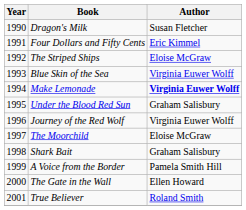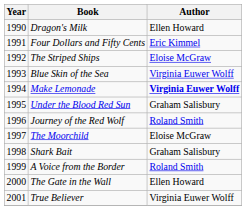(178, 27) Susan Fletcher -> (177, 27) Ellen Howard
(192, 120) Virginia Euwer Wolff -> (176, 120) Roland Smith
(186, 167) Pamela Smith Hill -> (176, 167) Roland Smith
(176, 197) Roland Smith -> (192, 197) Virginia Euwer Wolff
